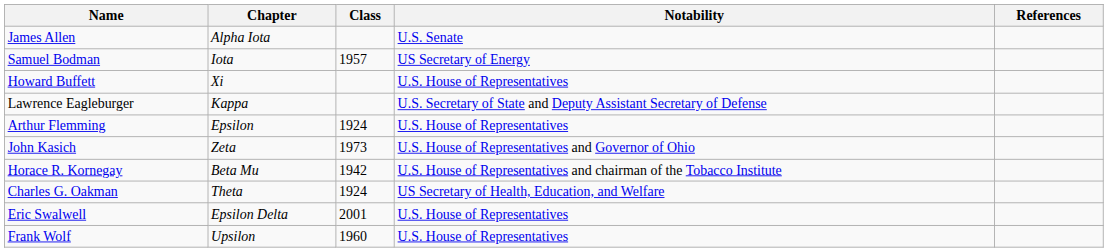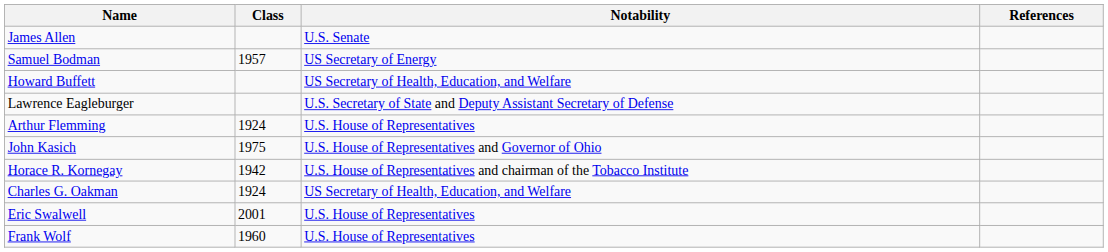- column: (272, 15)
(483, 81) U.S. House of Representatives -> (438, 81) US Secretary of Health, Education, and Welfare
(353, 147) 1973 -> (252, 147) 1975
